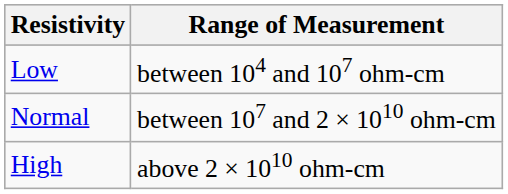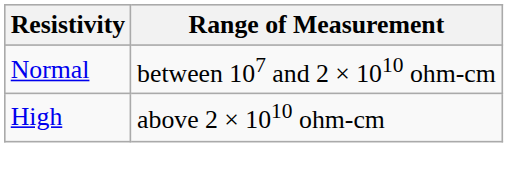- row: (34, 69)
